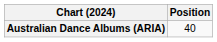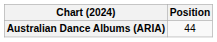(190, 28) 40 -> (190, 28) 44
